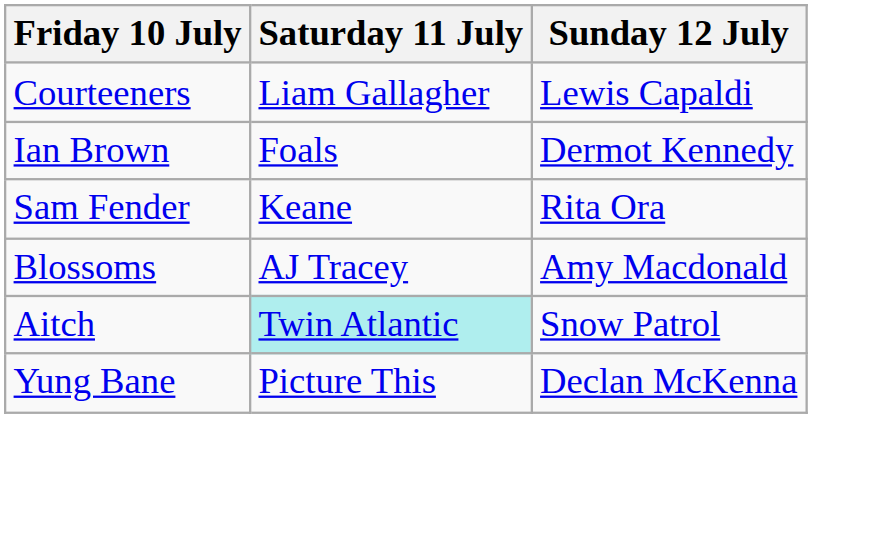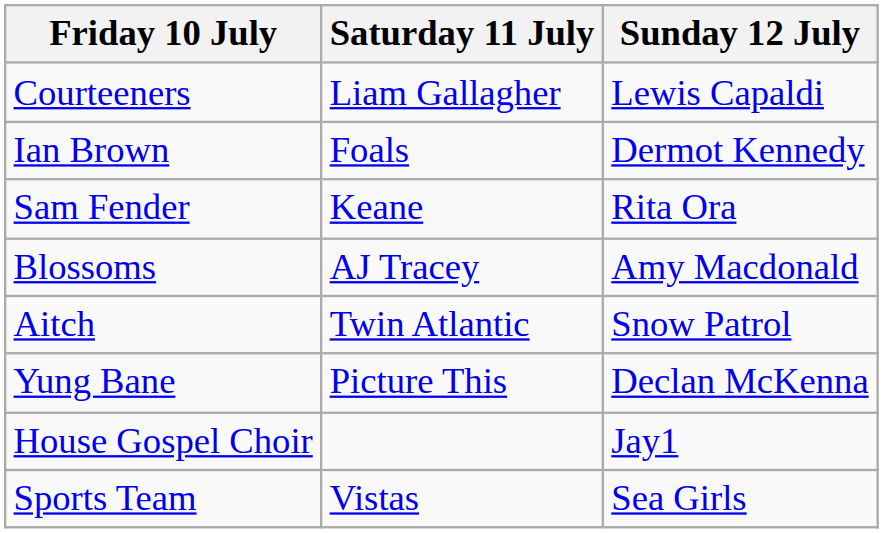(358, 324) paleturquoise background -> (430, 324) no background
+ row: (163, 440)
+ row: (105, 498)
